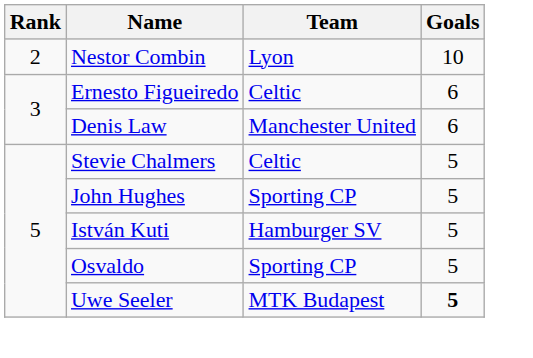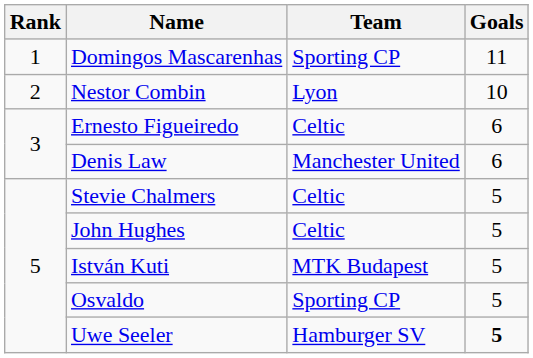+ row: (177, 56)
(302, 195) Sporting CP -> (319, 230) Celtic
(315, 230) Hamburger SV -> (360, 265) MTK Budapest
(316, 299) MTK Budapest -> (359, 334) Hamburger SV
